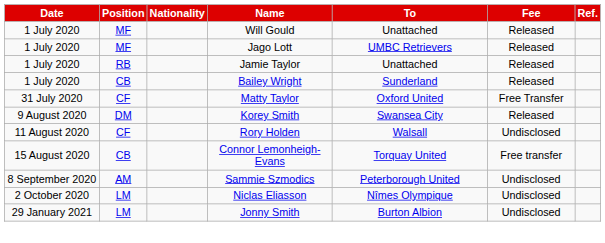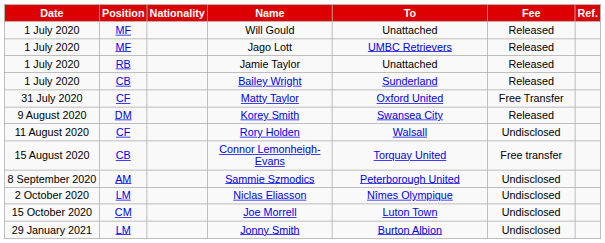+ row: (270, 213)
